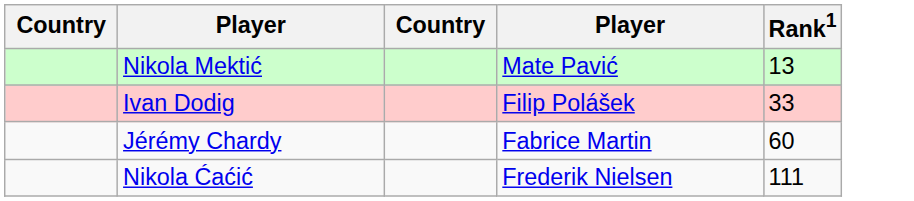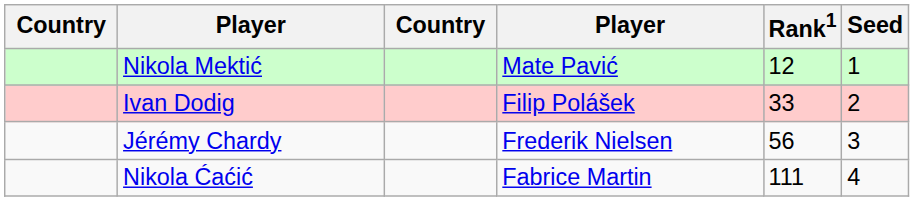+ column: (875, 26)
(782, 66) 13 -> (782, 66) 12
(577, 140) Fabrice Martin -> (587, 140) Frederik Nielsen
(782, 140) 60 -> (782, 140) 56
(587, 177) Frederik Nielsen -> (577, 177) Fabrice Martin
